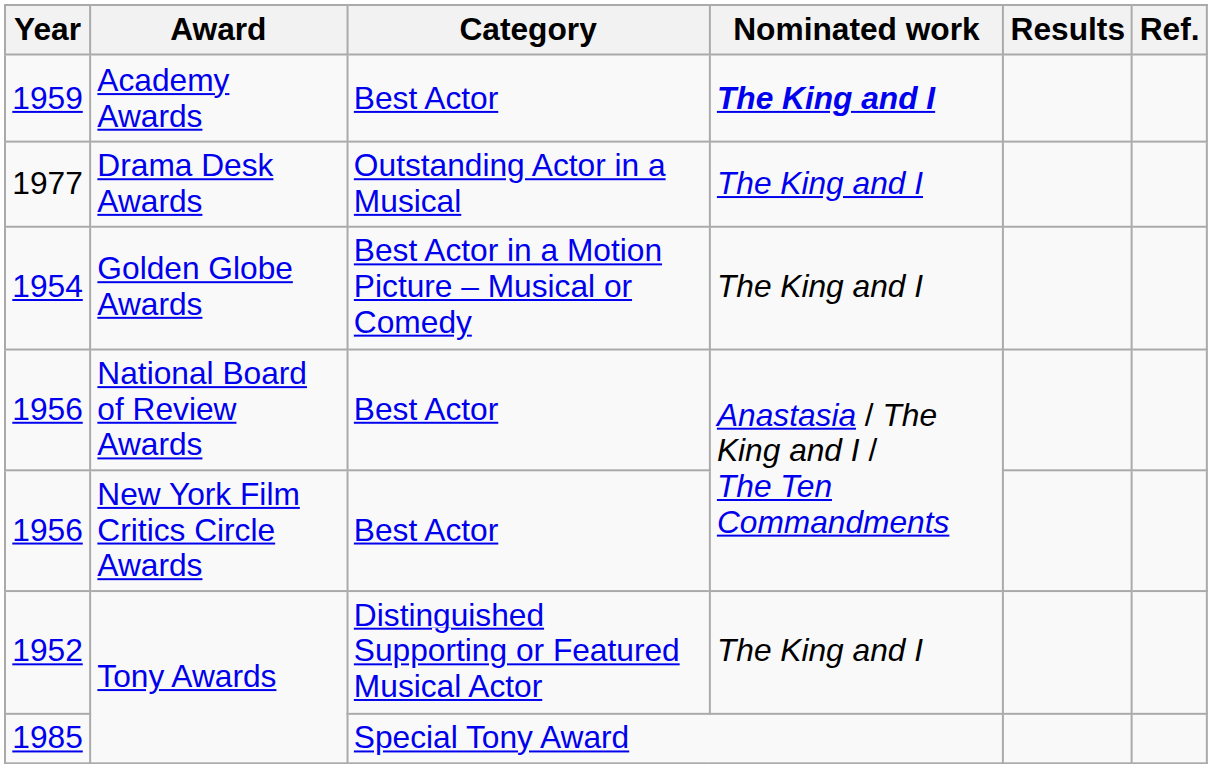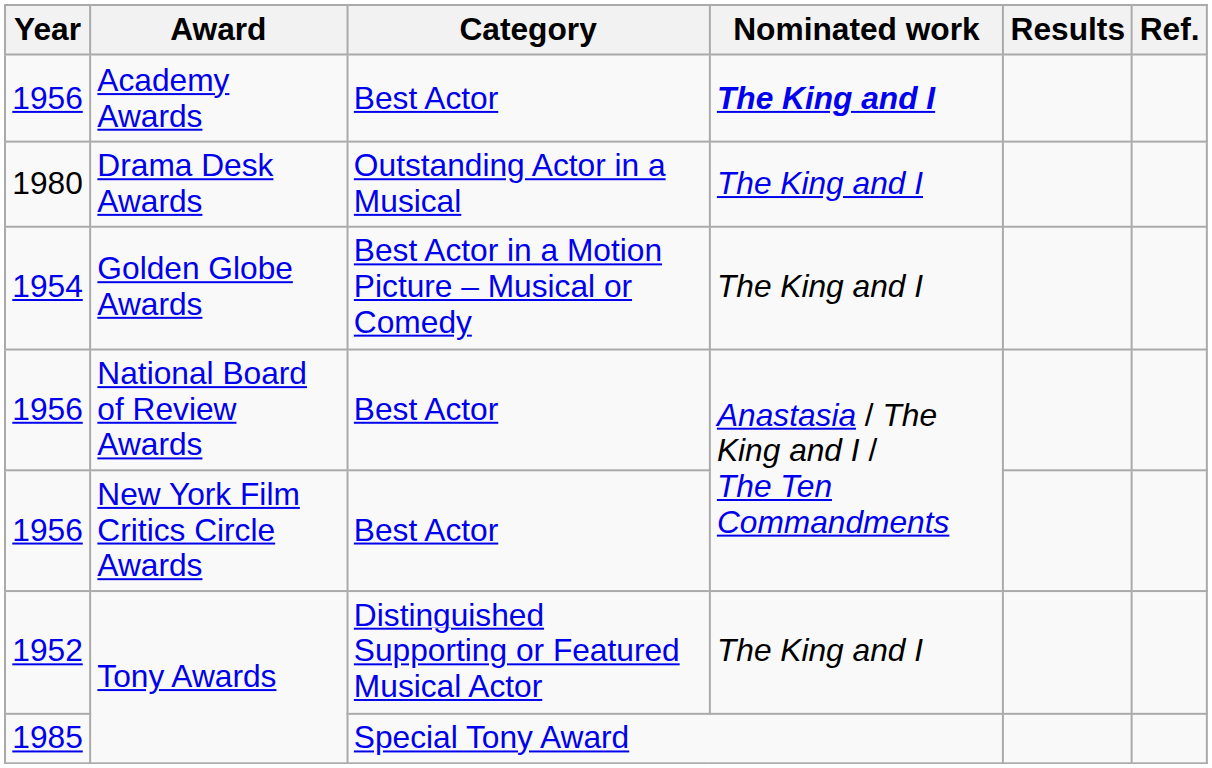(48, 97) 1959 -> (48, 97) 1956
(48, 183) 1977 -> (48, 183) 1980
